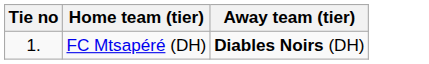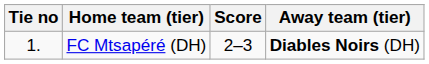+ column: (238, 18)
